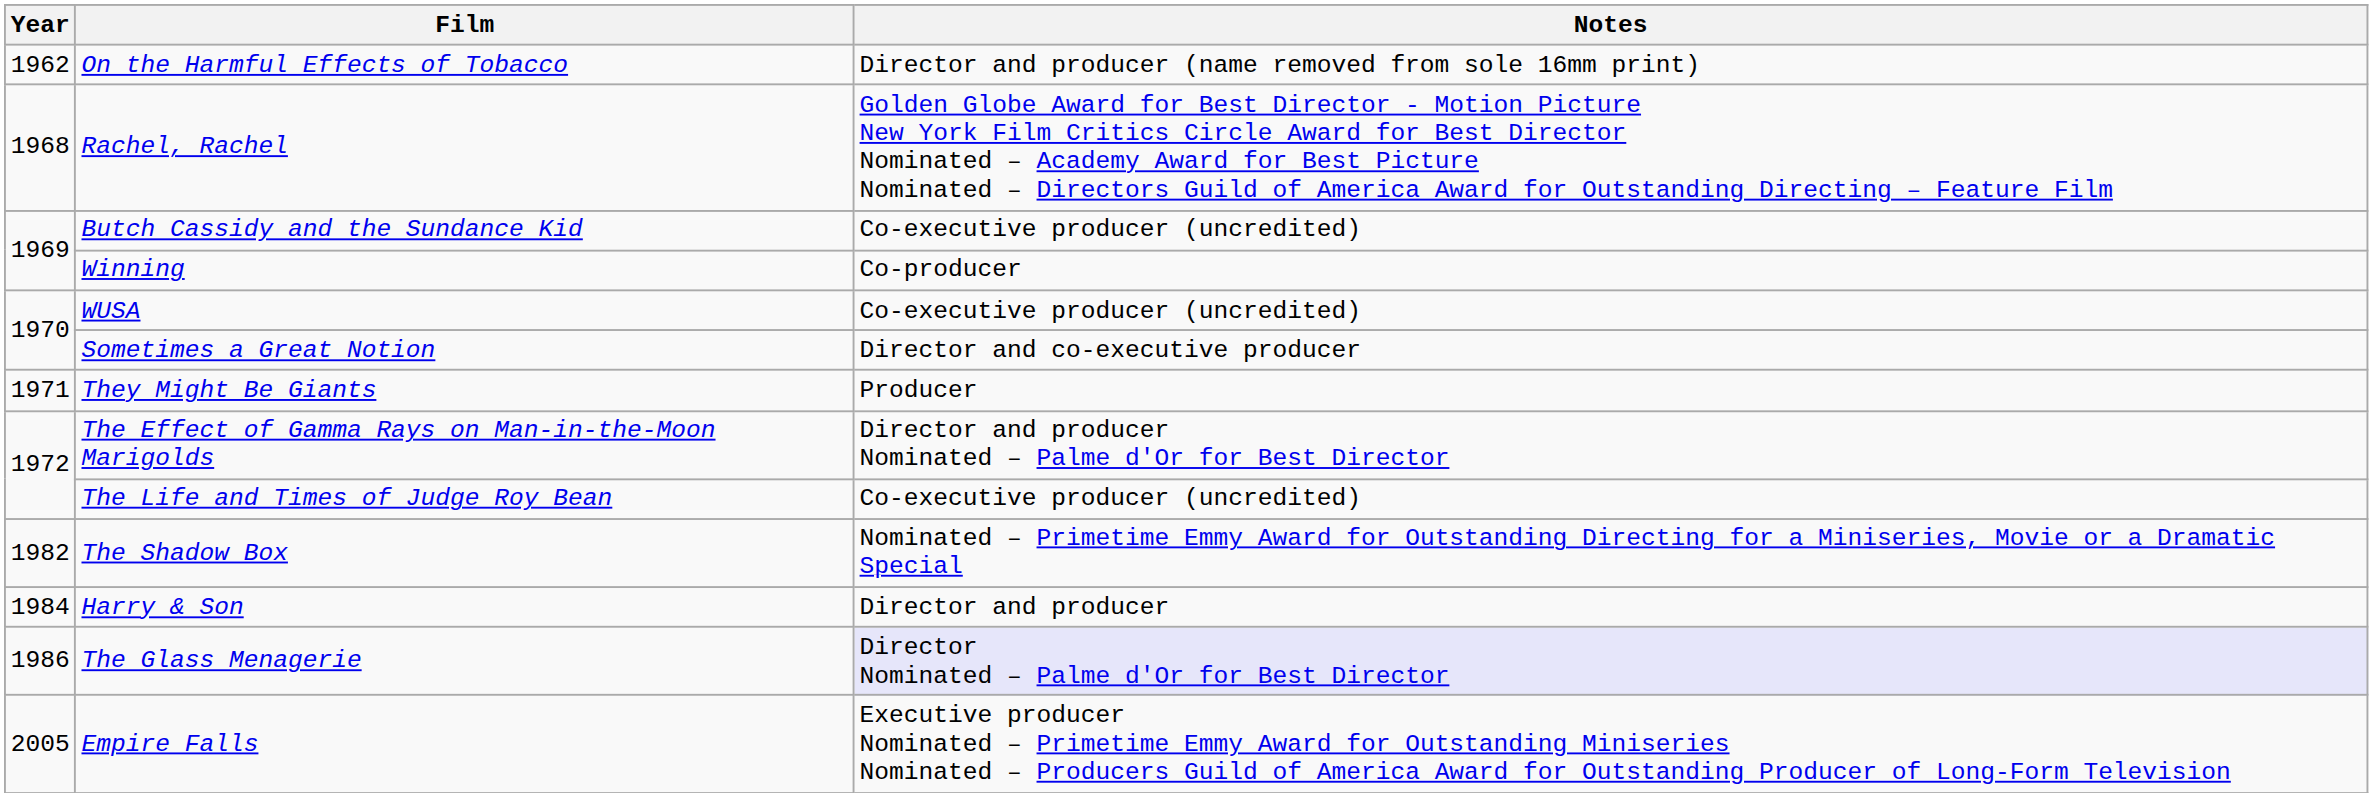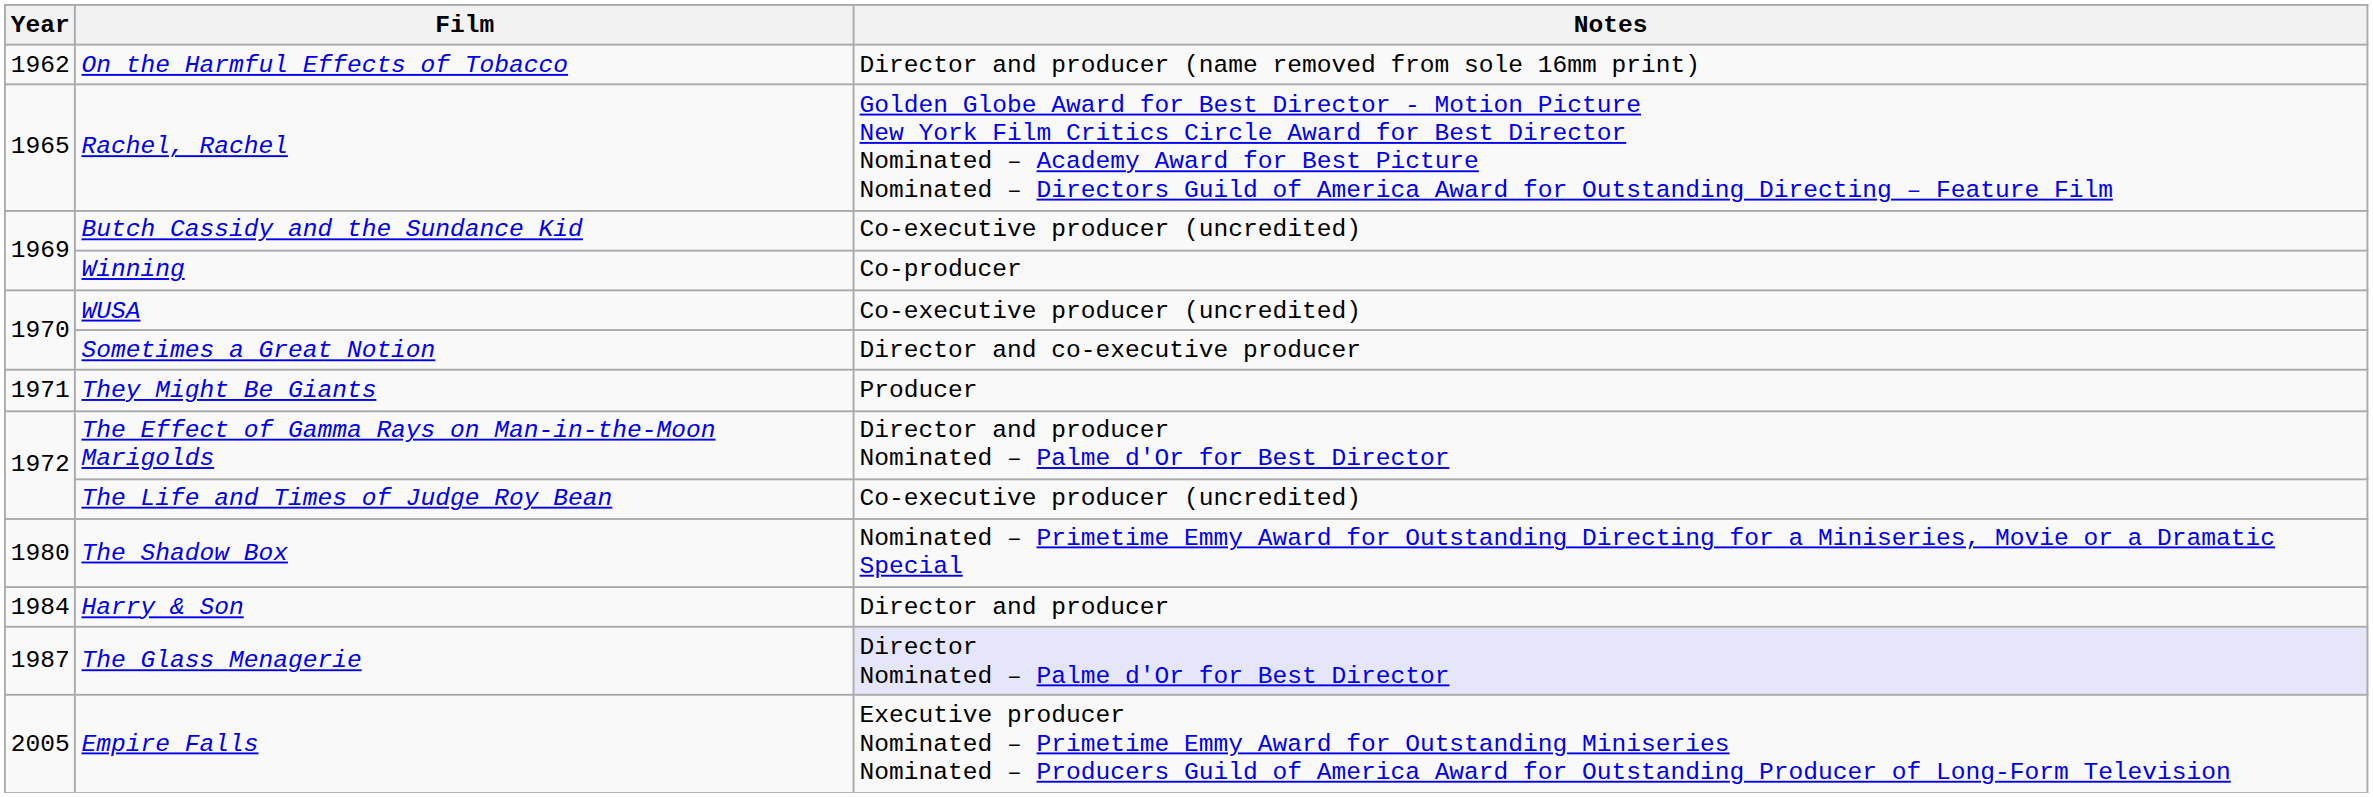(40, 148) 1968 -> (40, 148) 1965
(40, 553) 1982 -> (40, 553) 1980
(40, 661) 1986 -> (40, 661) 1987
